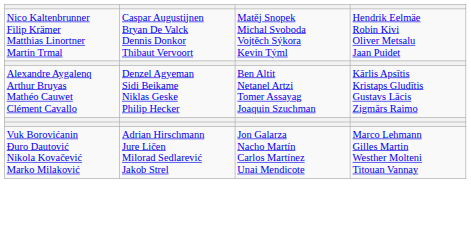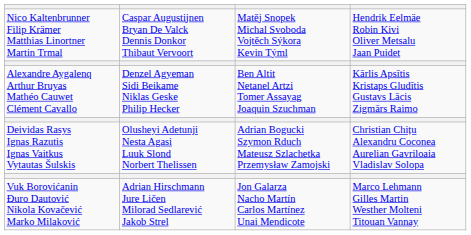+ row: (41, 147)
